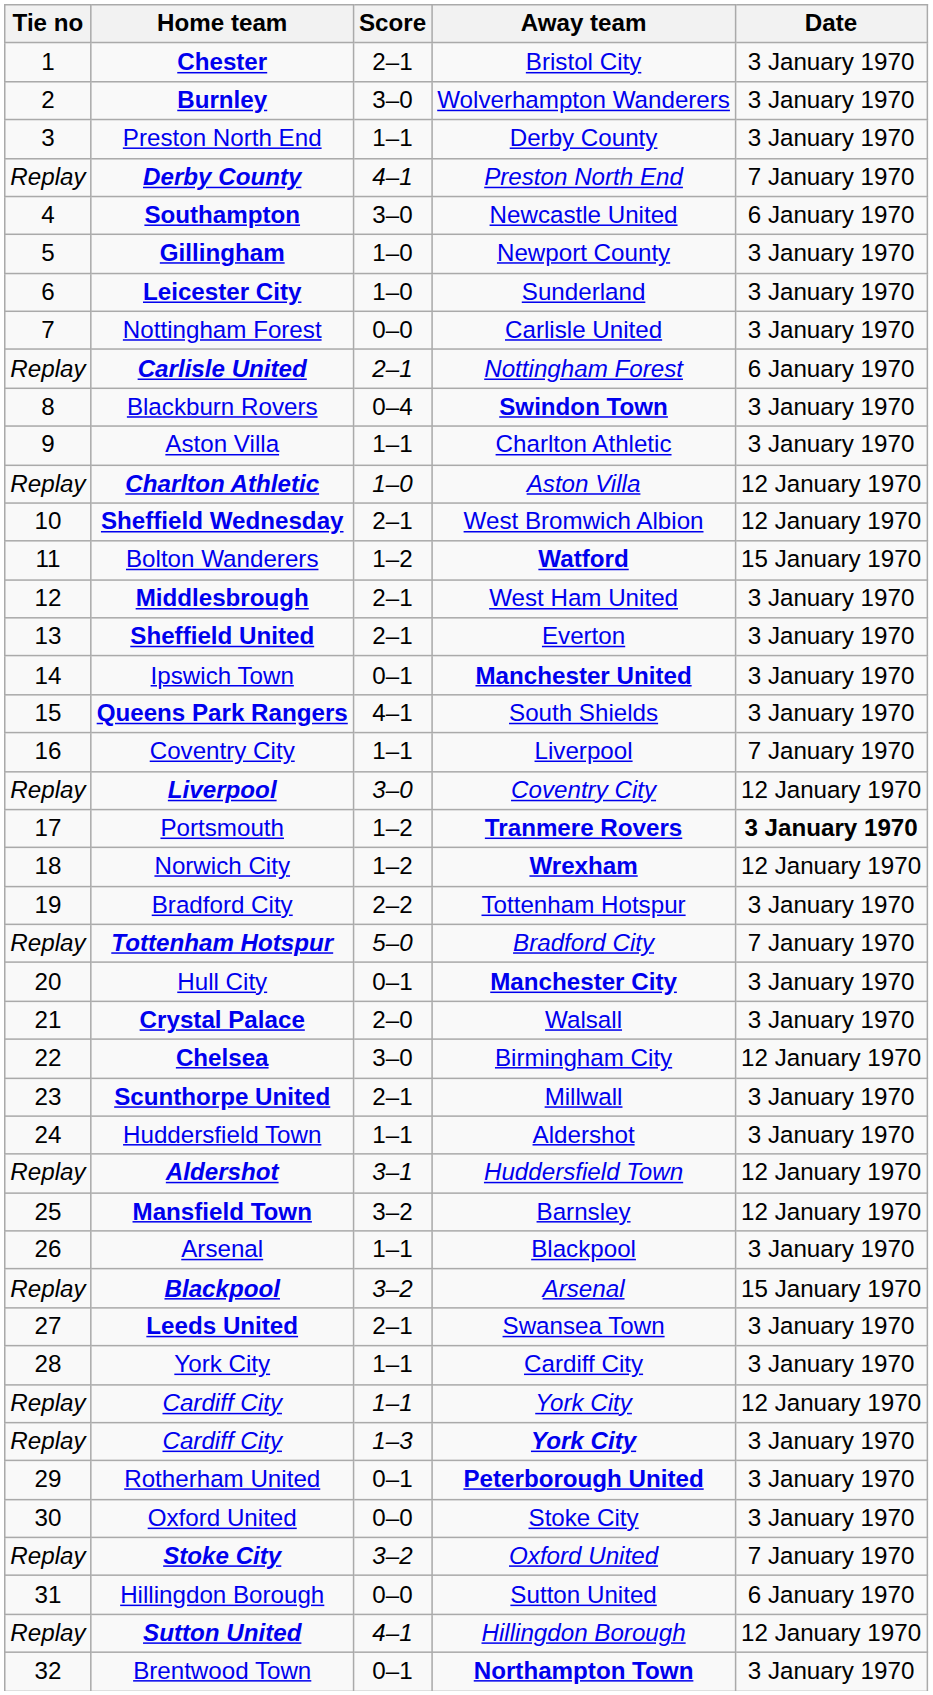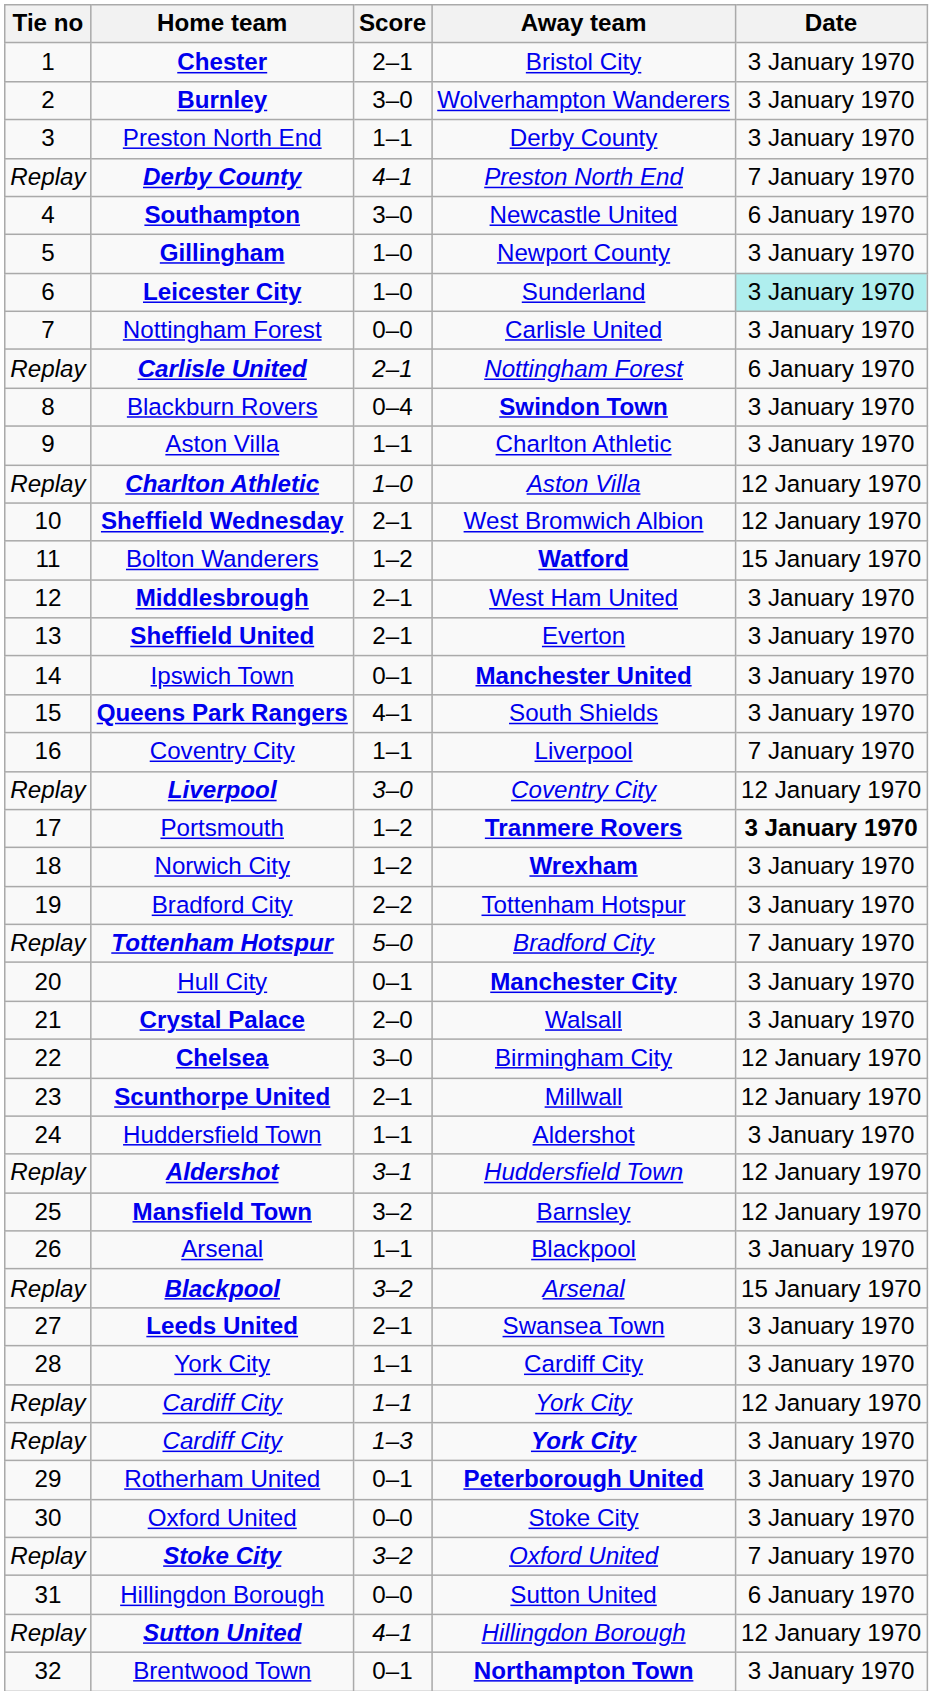(831, 291) no background -> (831, 291) paleturquoise background
(831, 866) 12 January 1970 -> (831, 866) 3 January 1970
(831, 1096) 3 January 1970 -> (831, 1096) 12 January 1970
